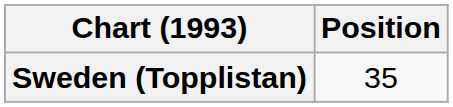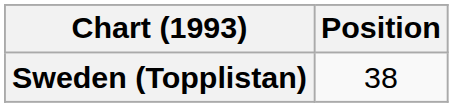(381, 76) 35 -> (381, 76) 38
